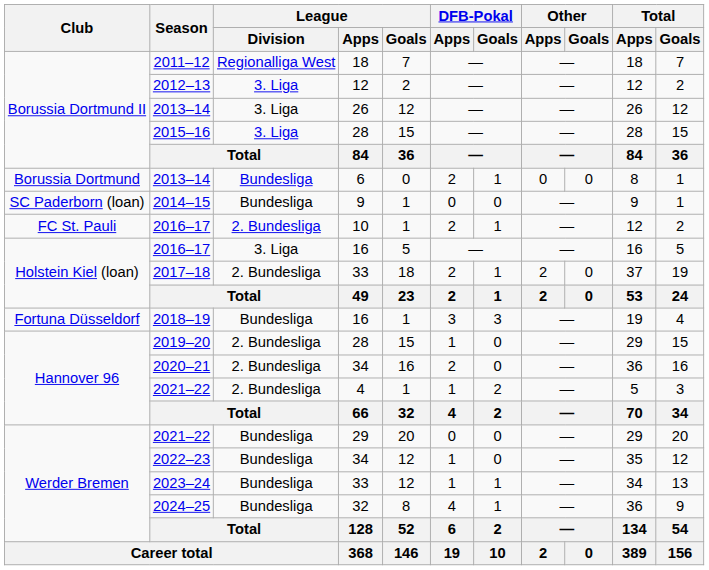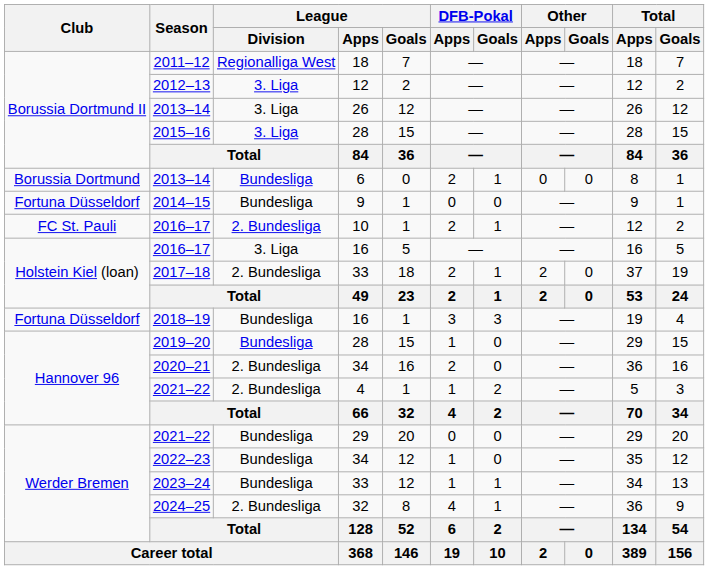(77, 202) SC Paderborn (loan) -> (77, 202) Fortuna Düsseldorf
(276, 343) 2. Bundesliga -> (276, 343) Bundesliga
(276, 506) Bundesliga -> (276, 506) 2. Bundesliga
